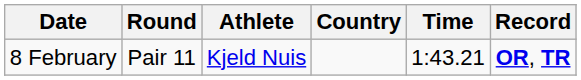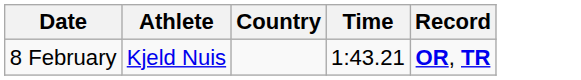- column: (162, 22)
